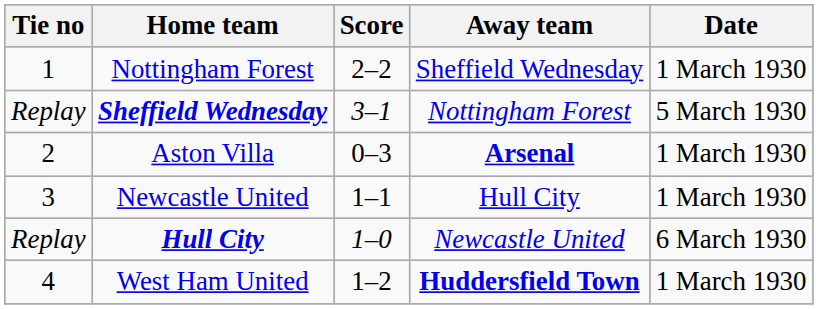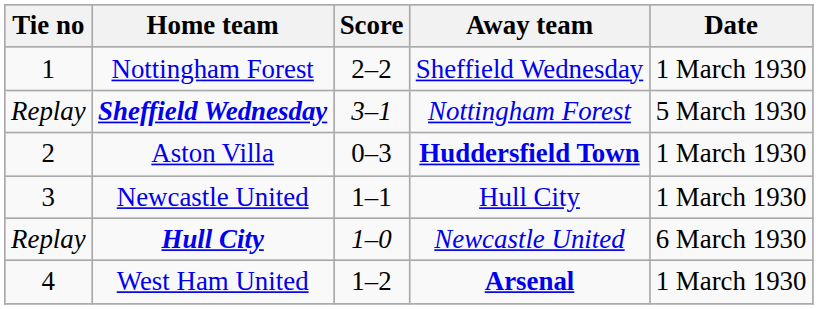(530, 153) Arsenal -> (529, 153) Huddersfield Town
(529, 281) Huddersfield Town -> (530, 281) Arsenal
